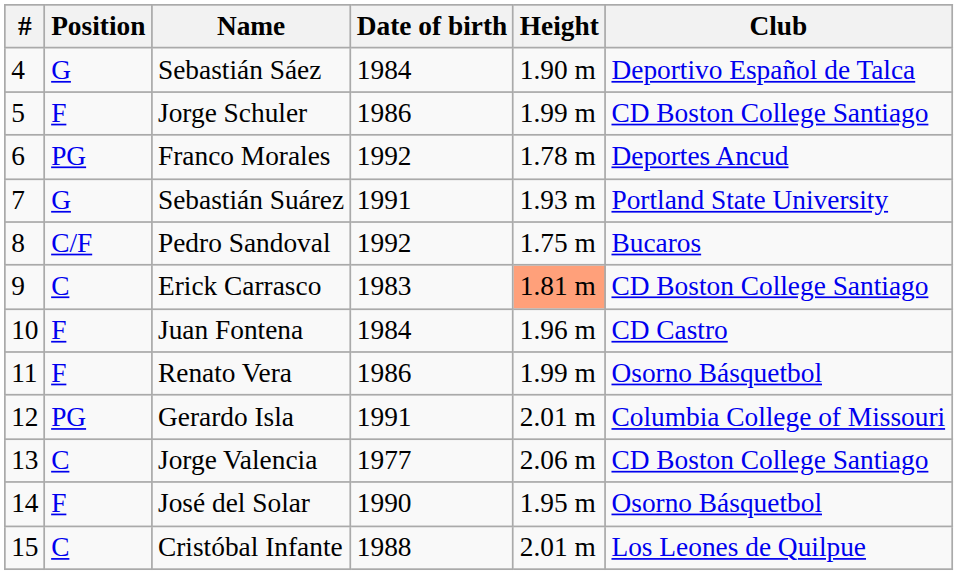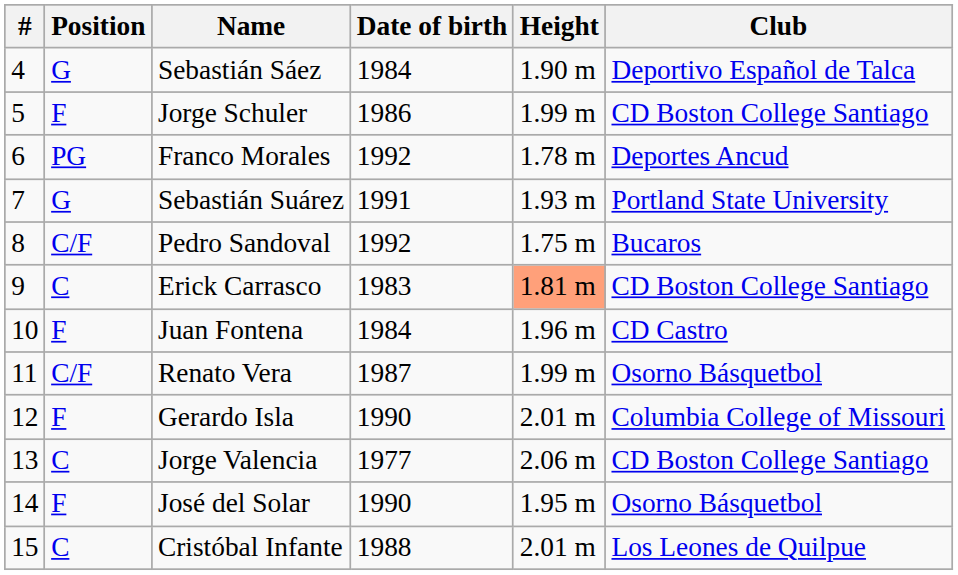(59, 373) F -> (72, 373) C/F
(384, 373) 1986 -> (384, 373) 1987
(69, 416) PG -> (59, 416) F
(384, 416) 1991 -> (384, 416) 1990
